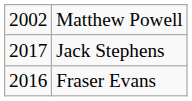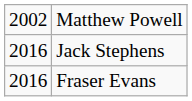(28, 50) 2017 -> (28, 50) 2016
